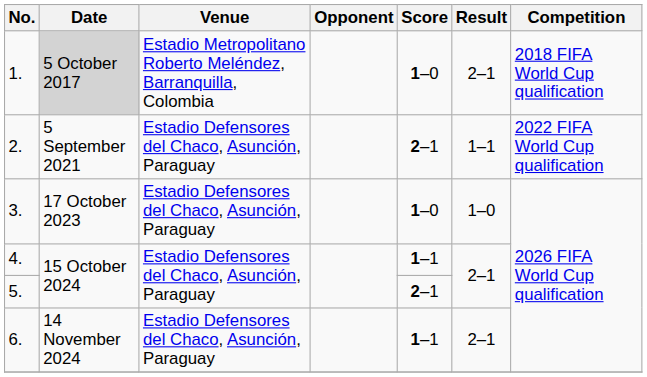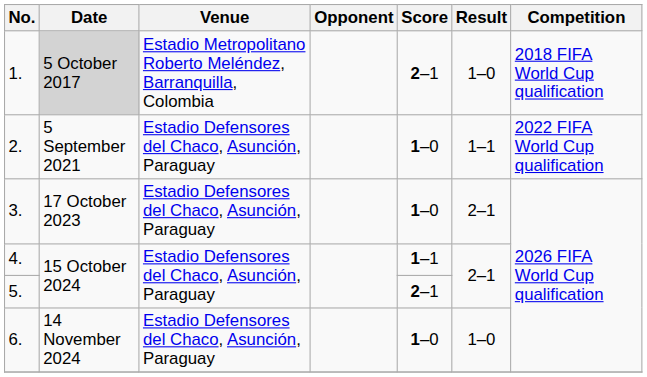(425, 72) 1–0 -> (425, 72) 2–1
(481, 72) 2–1 -> (481, 72) 1–0
(425, 146) 2–1 -> (425, 146) 1–0
(481, 211) 1–0 -> (481, 211) 2–1
(425, 340) 1–1 -> (425, 340) 1–0
(481, 340) 2–1 -> (481, 340) 1–0
